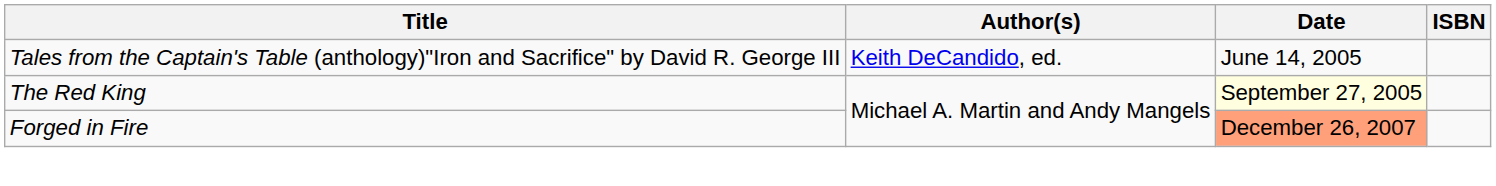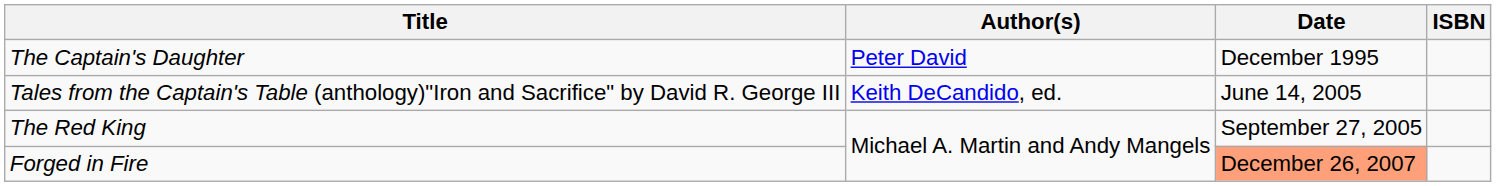+ row: (127, 57)
(1321, 92) lightyellow background -> (1321, 127) no background
